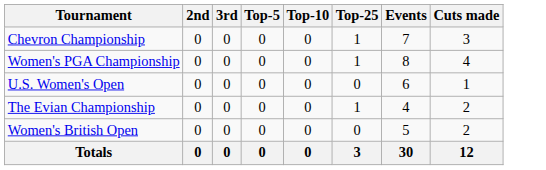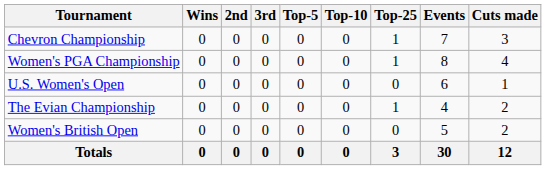+ column: (202, 15)
